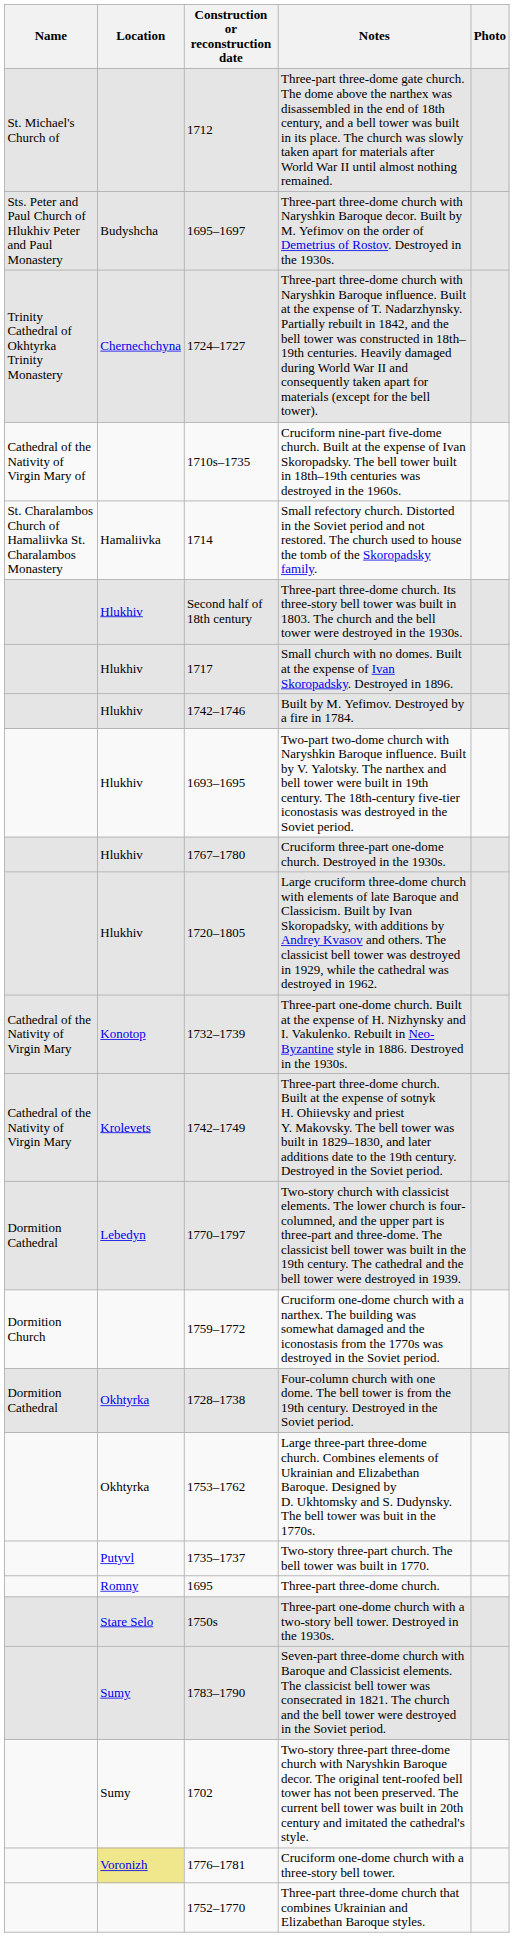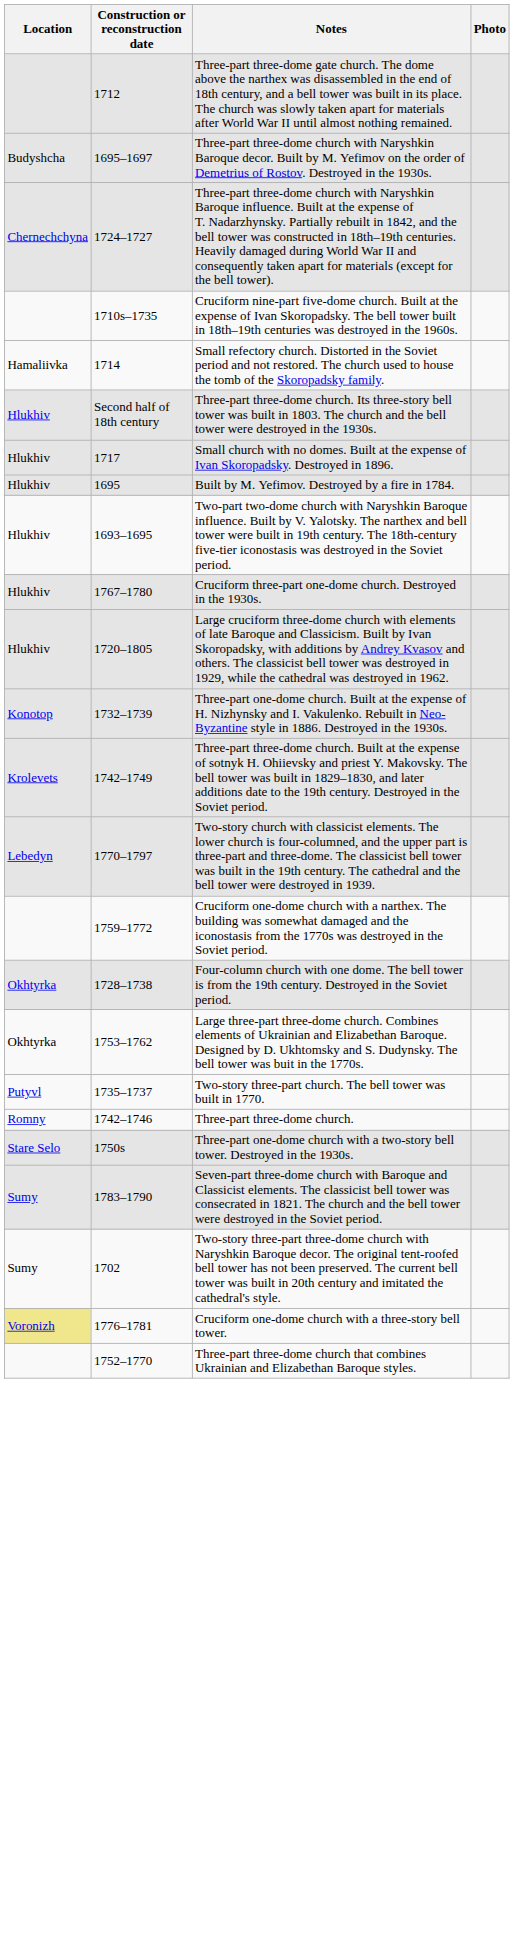- column: (51, 36)
(216, 711) 1742–1746 -> (107, 485) 1695
(200, 1586) 1695 -> (123, 1119) 1742–1746
